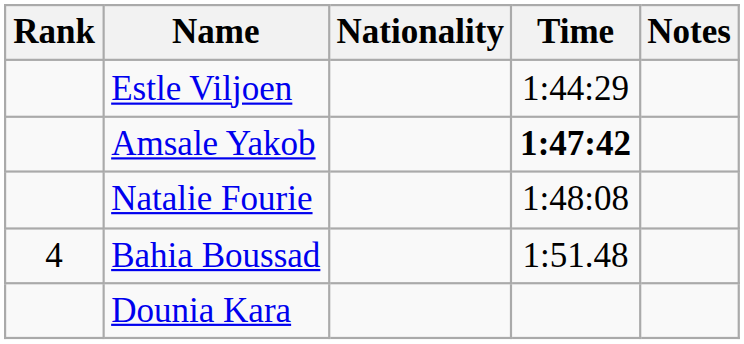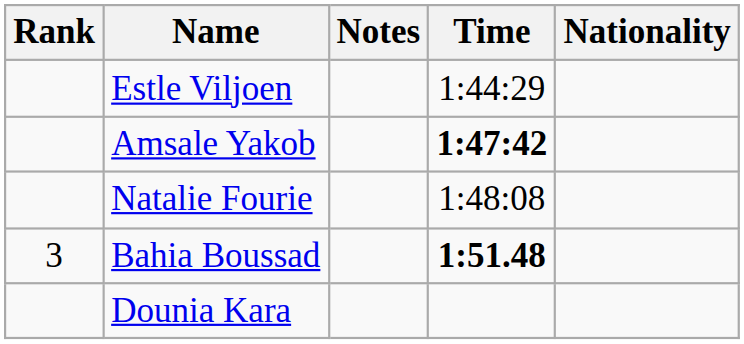columns swapped: (420, 32) <-> (689, 32)
(54, 254) 4 -> (54, 254) 3
(576, 254) normal -> (492, 254) bold
